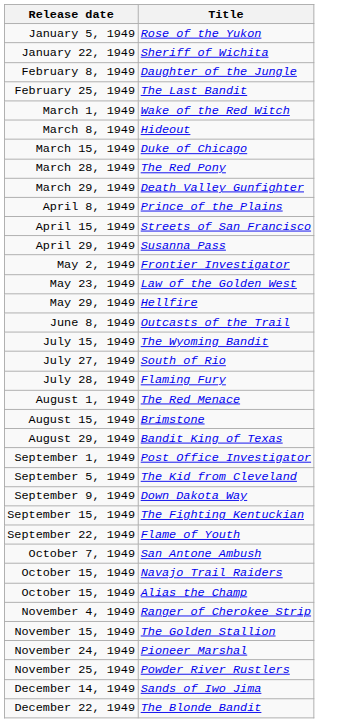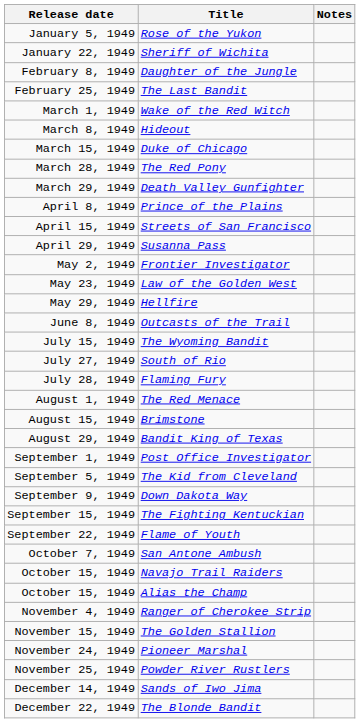+ column: (334, 14)
